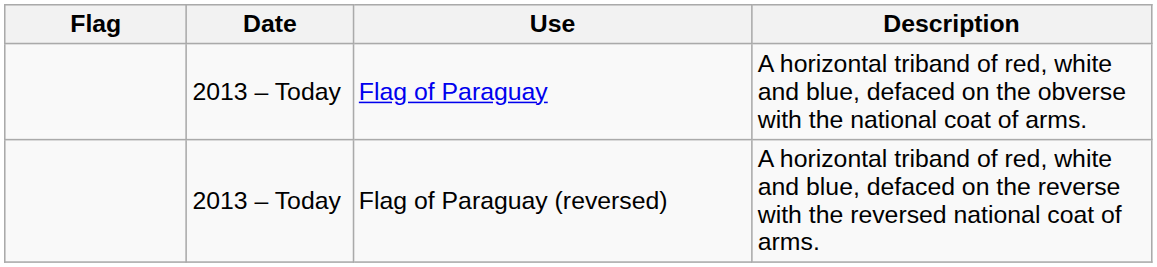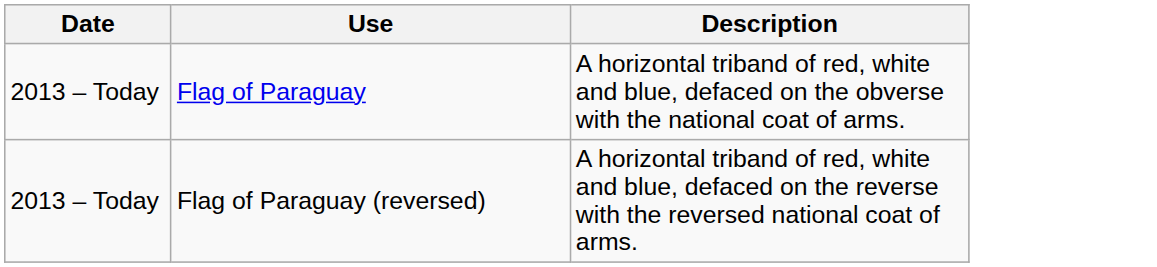- column: (96, 24)
